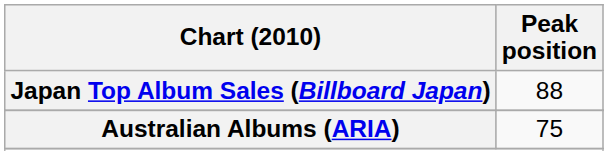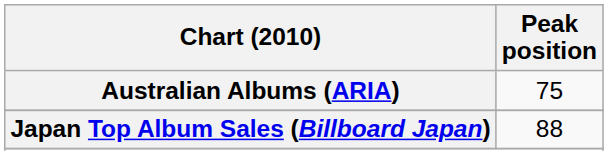rows swapped: (250, 129) <-> (250, 90)
